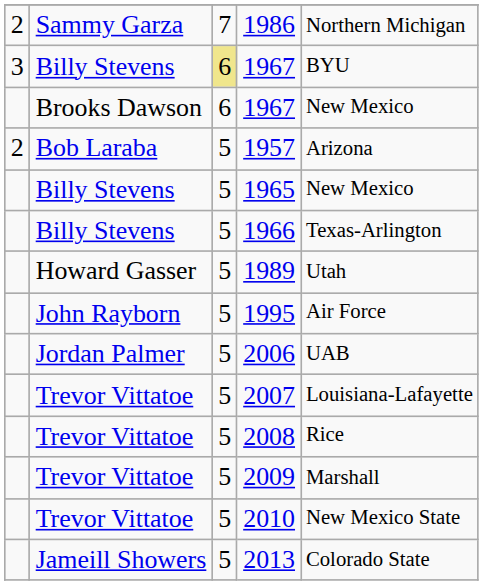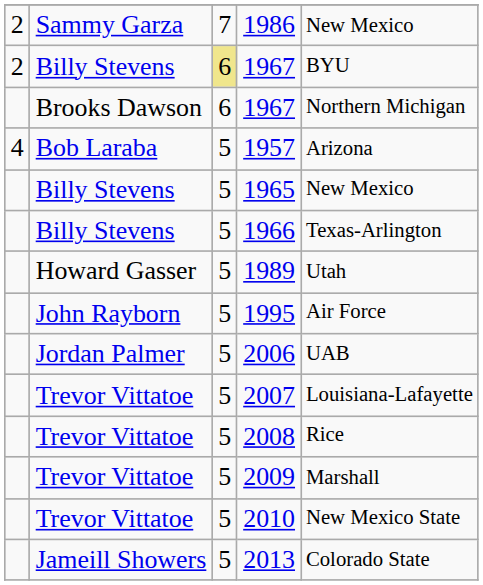(386, 25) Northern Michigan -> (360, 25) New Mexico
(17, 66) 3 -> (17, 66) 2
(360, 107) New Mexico -> (386, 107) Northern Michigan
(17, 148) 2 -> (17, 148) 4
